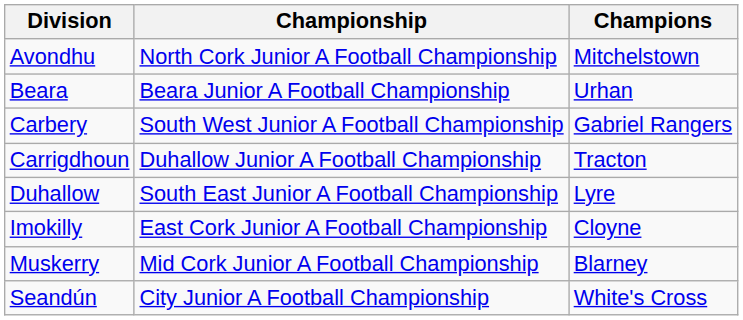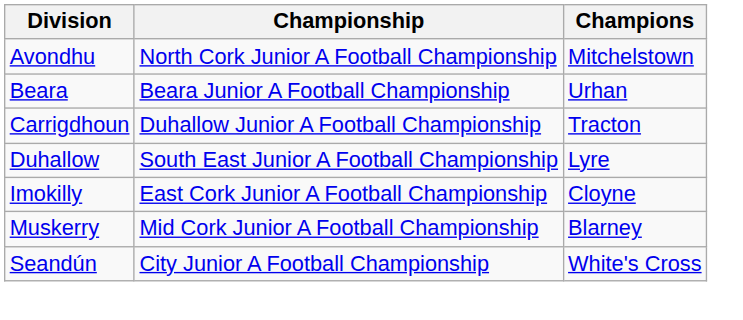- row: (48, 125)
